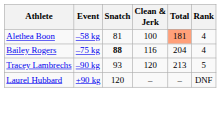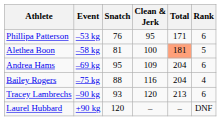+ row: (37, 36)
(204, 36) 4 -> (204, 51) 5
+ row: (31, 65)
(117, 51) bold -> (117, 80) normal
(204, 65) 5 -> (204, 94) 6
